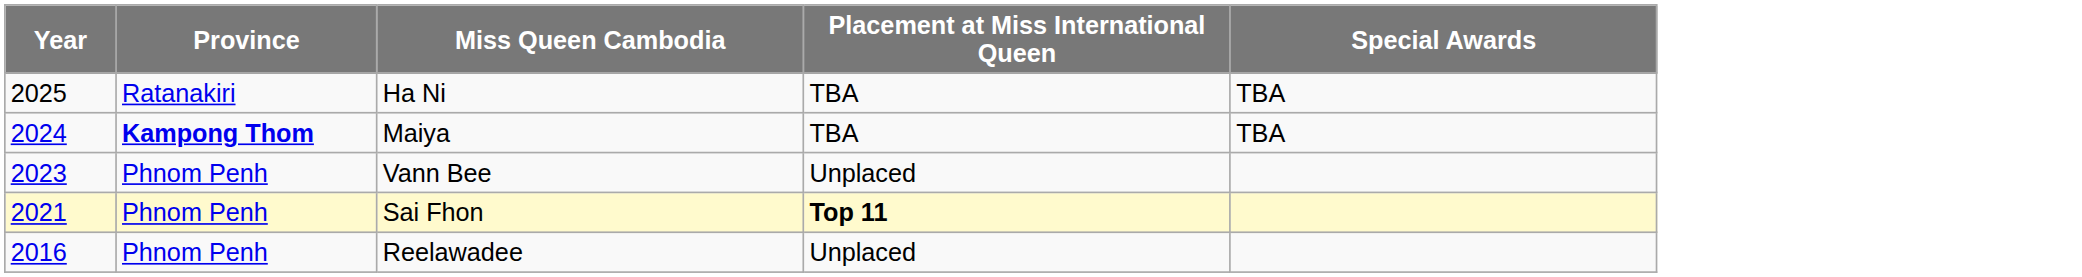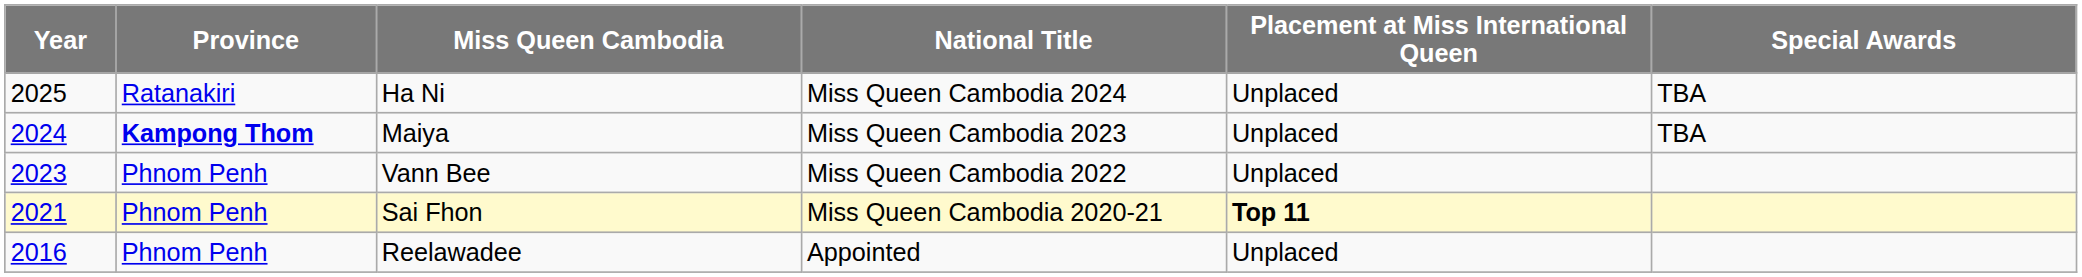+ column: (1014, 39)
(834, 93) TBA -> (1285, 93) Unplaced
(834, 133) TBA -> (1285, 133) Unplaced
